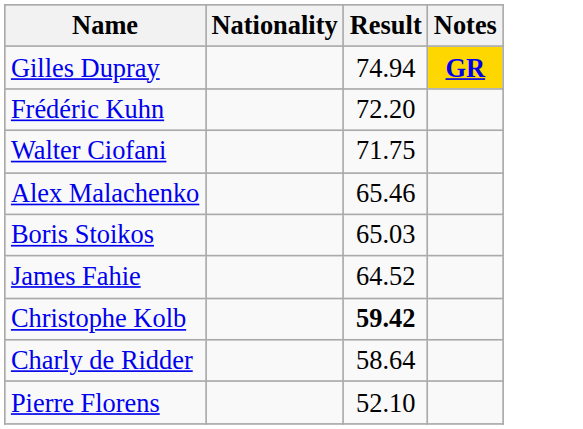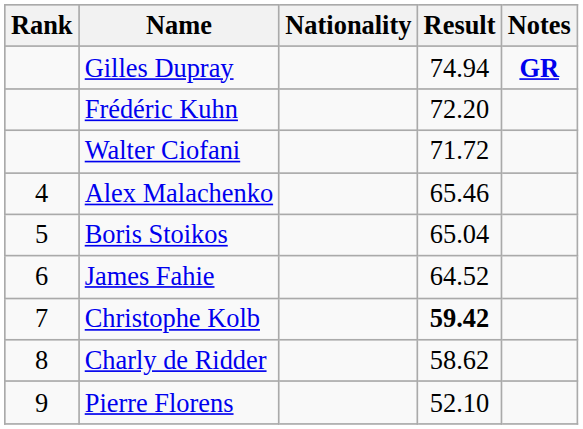+ column: (42, 25)
(465, 67) gold background -> (539, 67) no background
(386, 151) 71.75 -> (460, 151) 71.72
(386, 234) 65.03 -> (460, 234) 65.04
(386, 360) 58.64 -> (460, 360) 58.62
